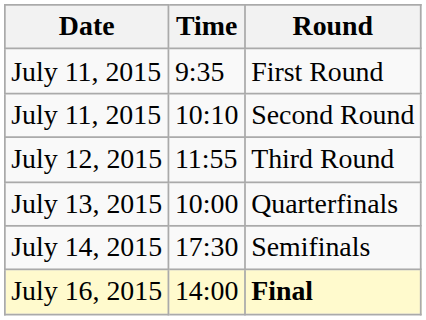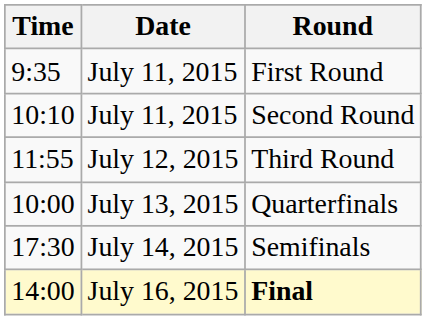columns swapped: (87, 26) <-> (207, 26)
